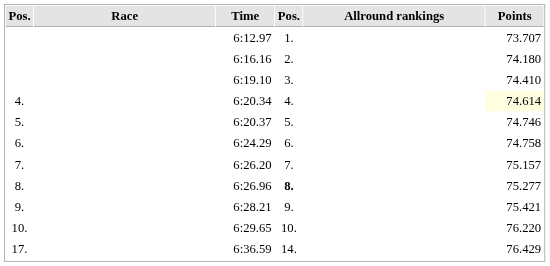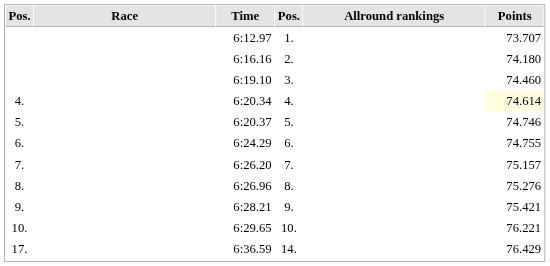(524, 80) 74.410 -> (524, 80) 74.460
(524, 143) 74.758 -> (524, 143) 74.755
(289, 185) bold -> (289, 185) normal
(524, 185) 75.277 -> (524, 185) 75.276
(524, 228) 76.220 -> (524, 228) 76.221
